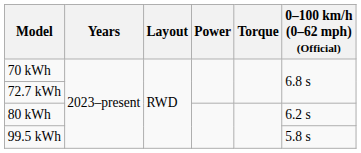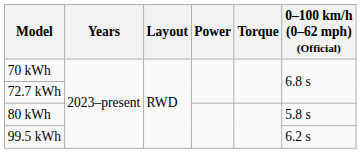(298, 114) 6.2 s -> (298, 114) 5.8 s
(298, 137) 5.8 s -> (298, 137) 6.2 s
